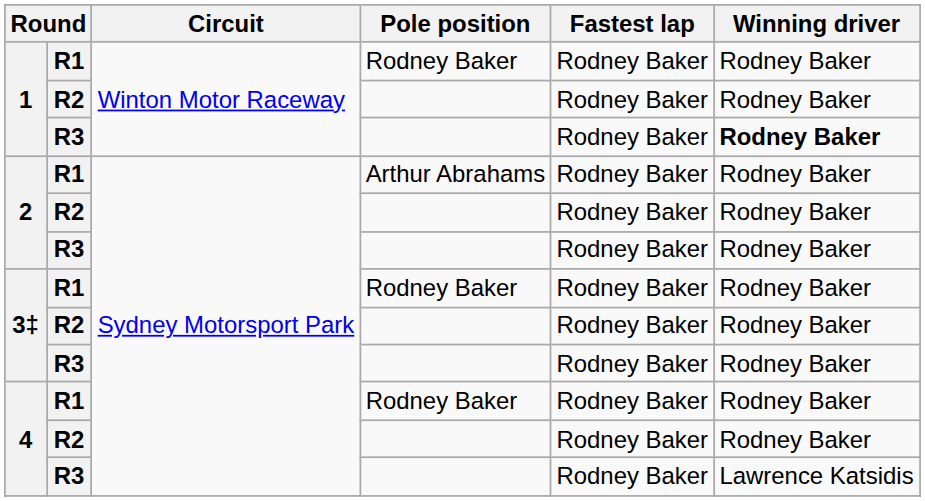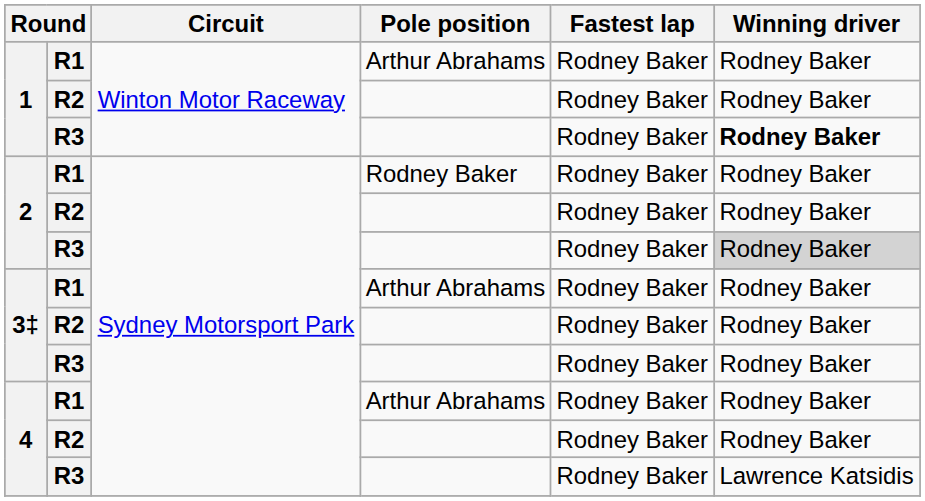(441, 61) Rodney Baker -> (455, 61) Arthur Abrahams
(455, 174) Arthur Abrahams -> (441, 174) Rodney Baker
(795, 250) no background -> (795, 250) lightgrey background
(441, 287) Rodney Baker -> (455, 287) Arthur Abrahams
(441, 401) Rodney Baker -> (455, 401) Arthur Abrahams
